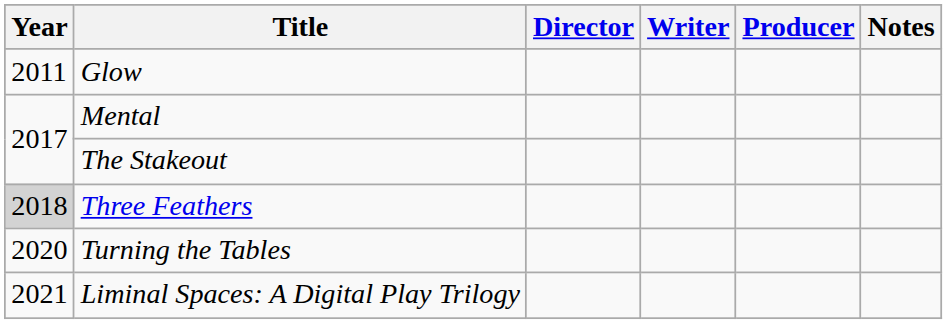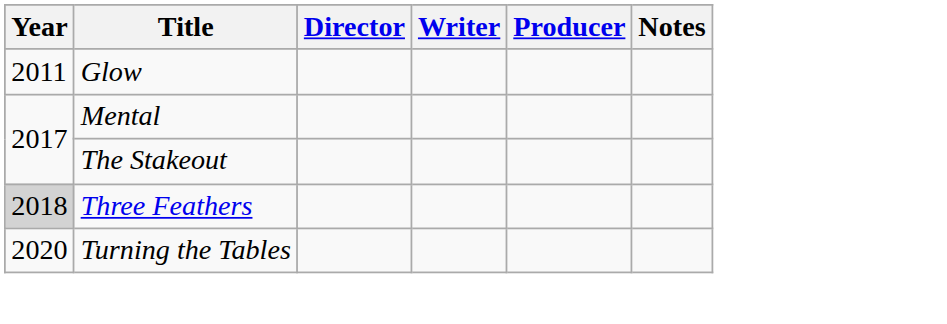- row: (300, 294)
